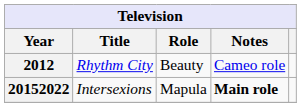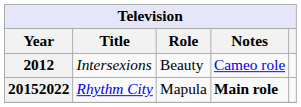(115, 65) Rhythm City -> (114, 65) Intersexions
(114, 89) Intersexions -> (115, 89) Rhythm City
